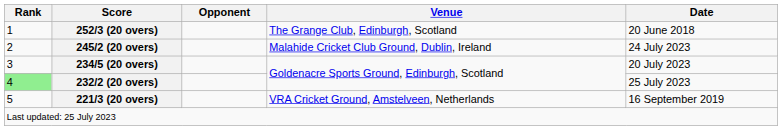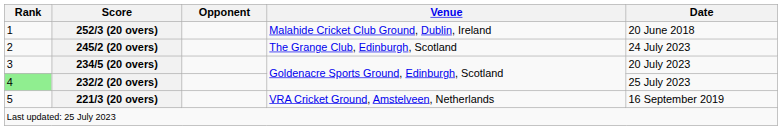(363, 30) The Grange Club, Edinburgh, Scotland -> (380, 30) Malahide Cricket Club Ground, Dublin, Ireland
(380, 47) Malahide Cricket Club Ground, Dublin, Ireland -> (363, 47) The Grange Club, Edinburgh, Scotland
